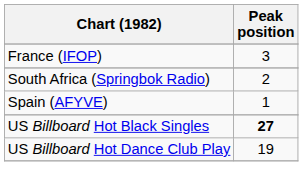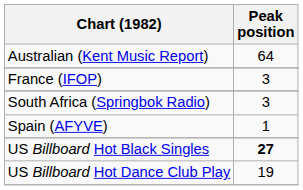+ row: (108, 56)
(266, 79) 2 -> (266, 102) 3
